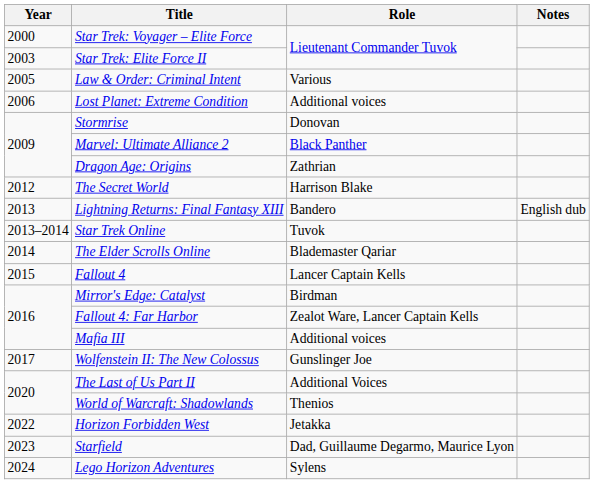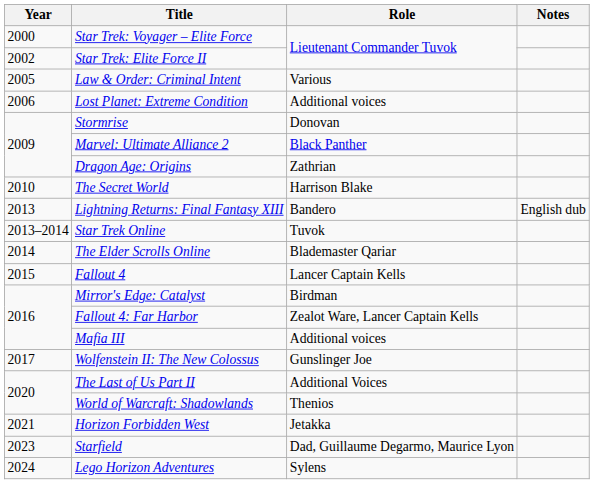(21, 58) 2003 -> (21, 58) 2002
(21, 187) 2012 -> (21, 187) 2010
(21, 425) 2022 -> (21, 425) 2021
